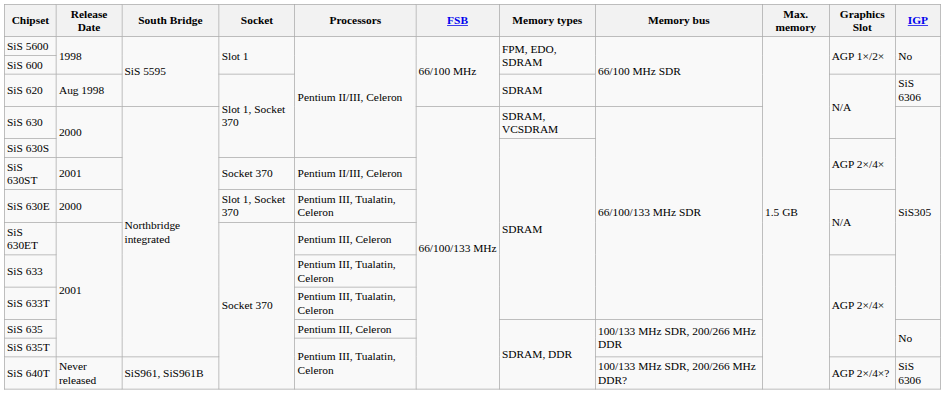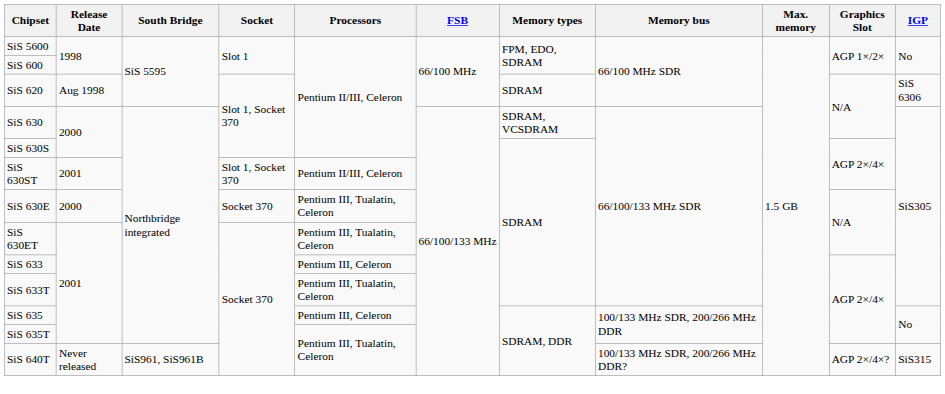(247, 174) Socket 370 -> (253, 174) Slot 1, Socket 370
(253, 206) Slot 1, Socket 370 -> (247, 206) Socket 370
(345, 238) Pentium III, Celeron -> (347, 238) Pentium III, Tualatin, Celeron
(347, 271) Pentium III, Tualatin, Celeron -> (345, 264) Pentium III, Celeron
(910, 373) SiS 6306 -> (915, 359) SiS315
